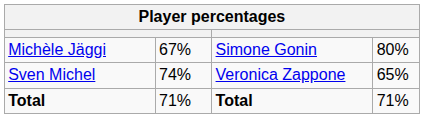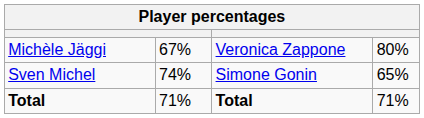(266, 49) Simone Gonin -> (280, 49) Veronica Zappone
(280, 75) Veronica Zappone -> (266, 75) Simone Gonin
